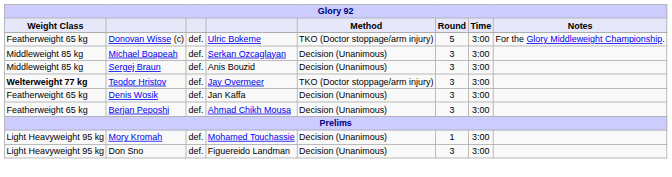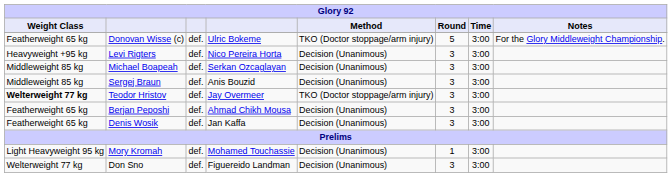+ row: (132, 54)
rows swapped: (133, 95) <-> (139, 109)
(55, 151) Light Heavyweight 95 kg -> (45, 165) Welterweight 77 kg
